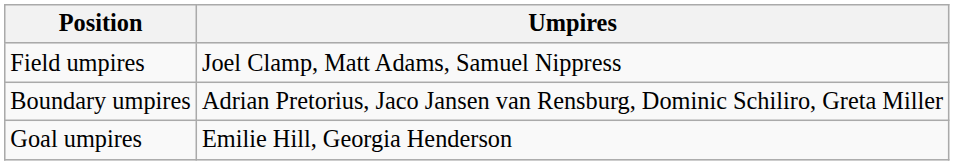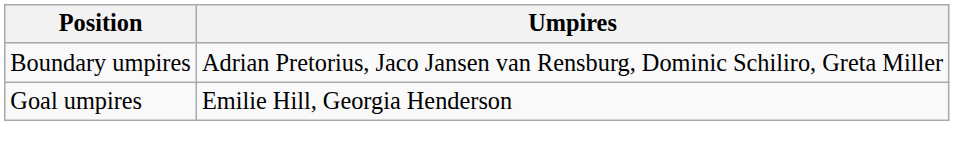- row: (78, 62)
